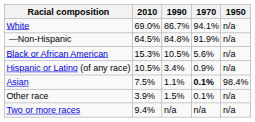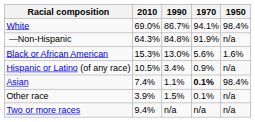(229, 26) n/a -> (236, 26) 98.4%
(147, 40) 64.5% -> (147, 40) 64.3%
(177, 54) 10.5% -> (177, 54) 13.0%
(229, 54) n/a -> (233, 54) 1.6%
(145, 82) 7.5% -> (145, 82) 7.4%
